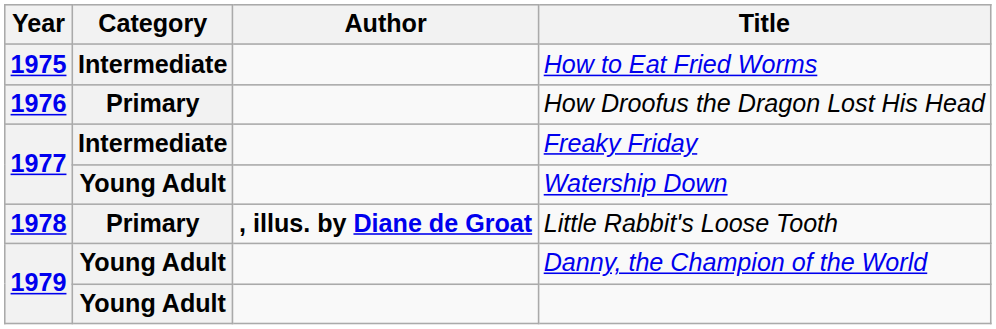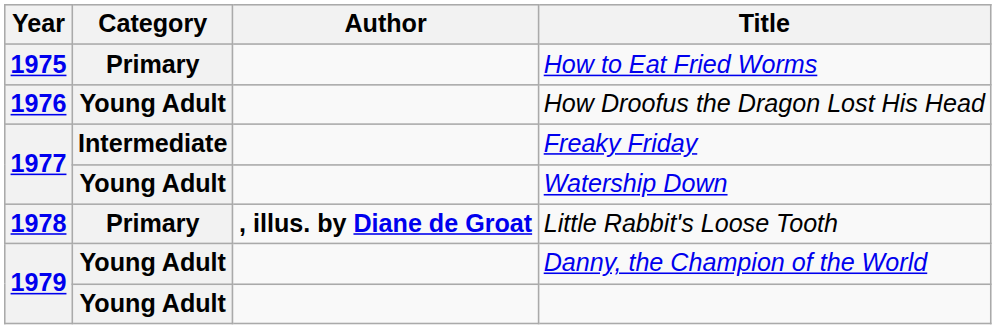(153, 64) Intermediate -> (153, 64) Primary
(153, 104) Primary -> (153, 104) Young Adult
